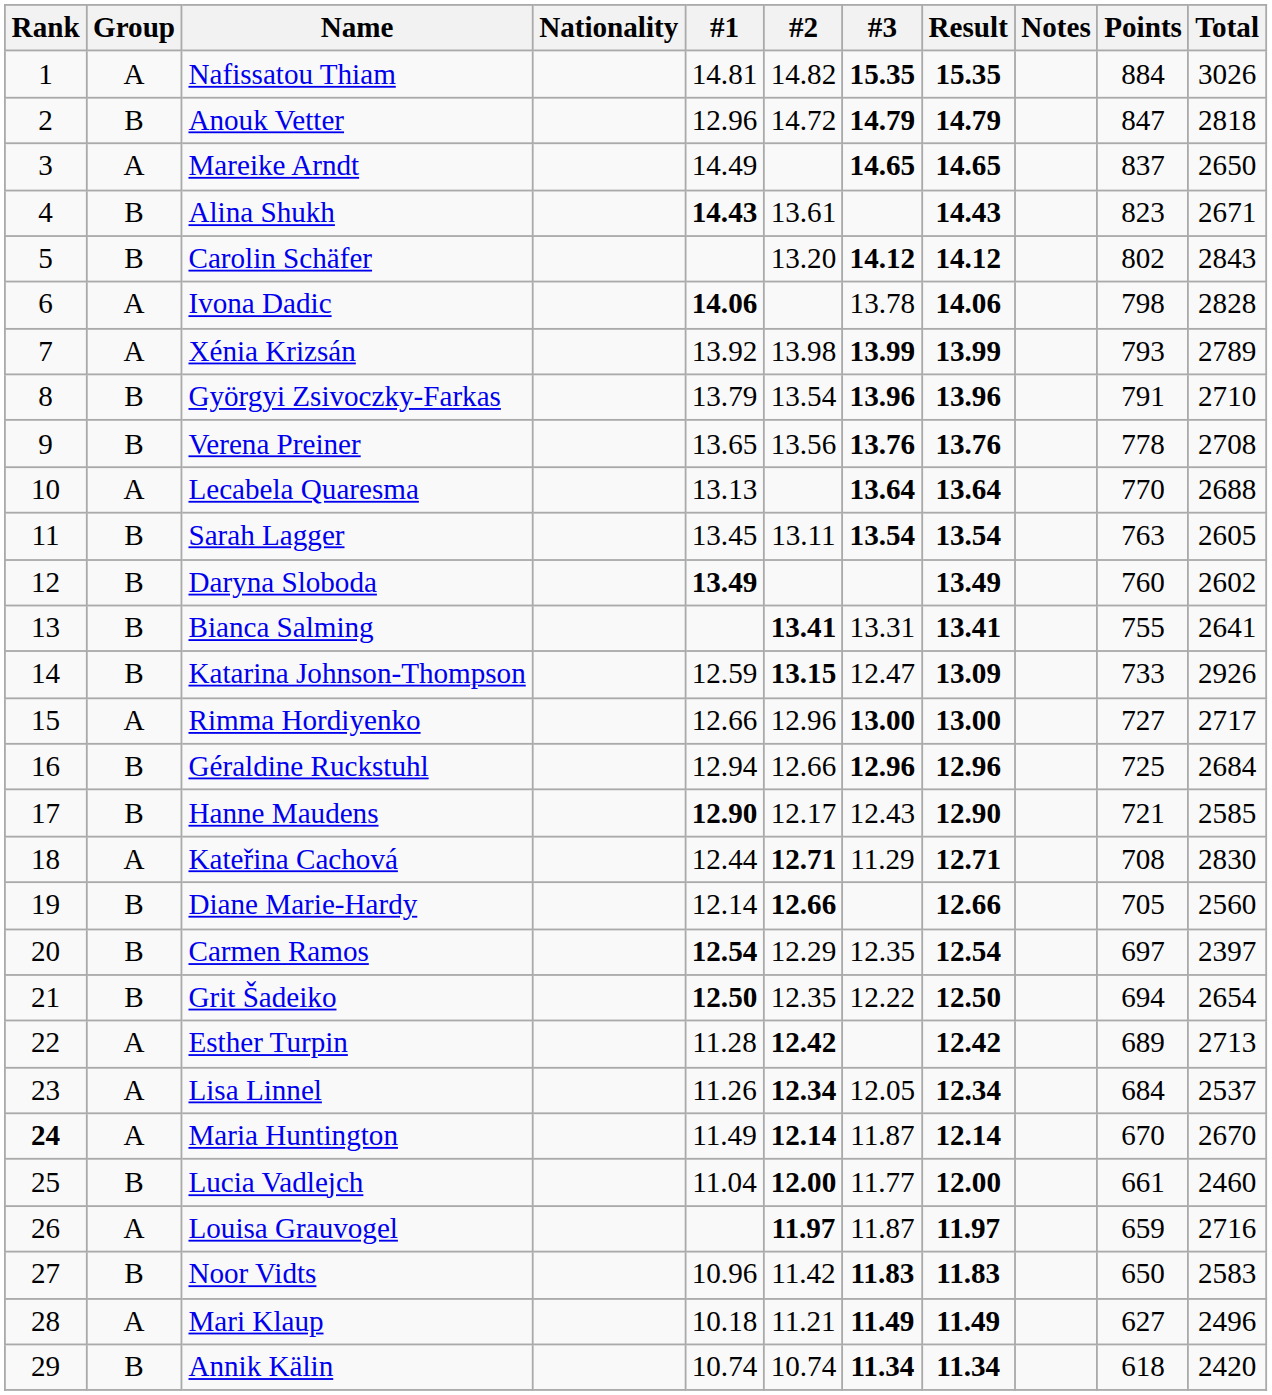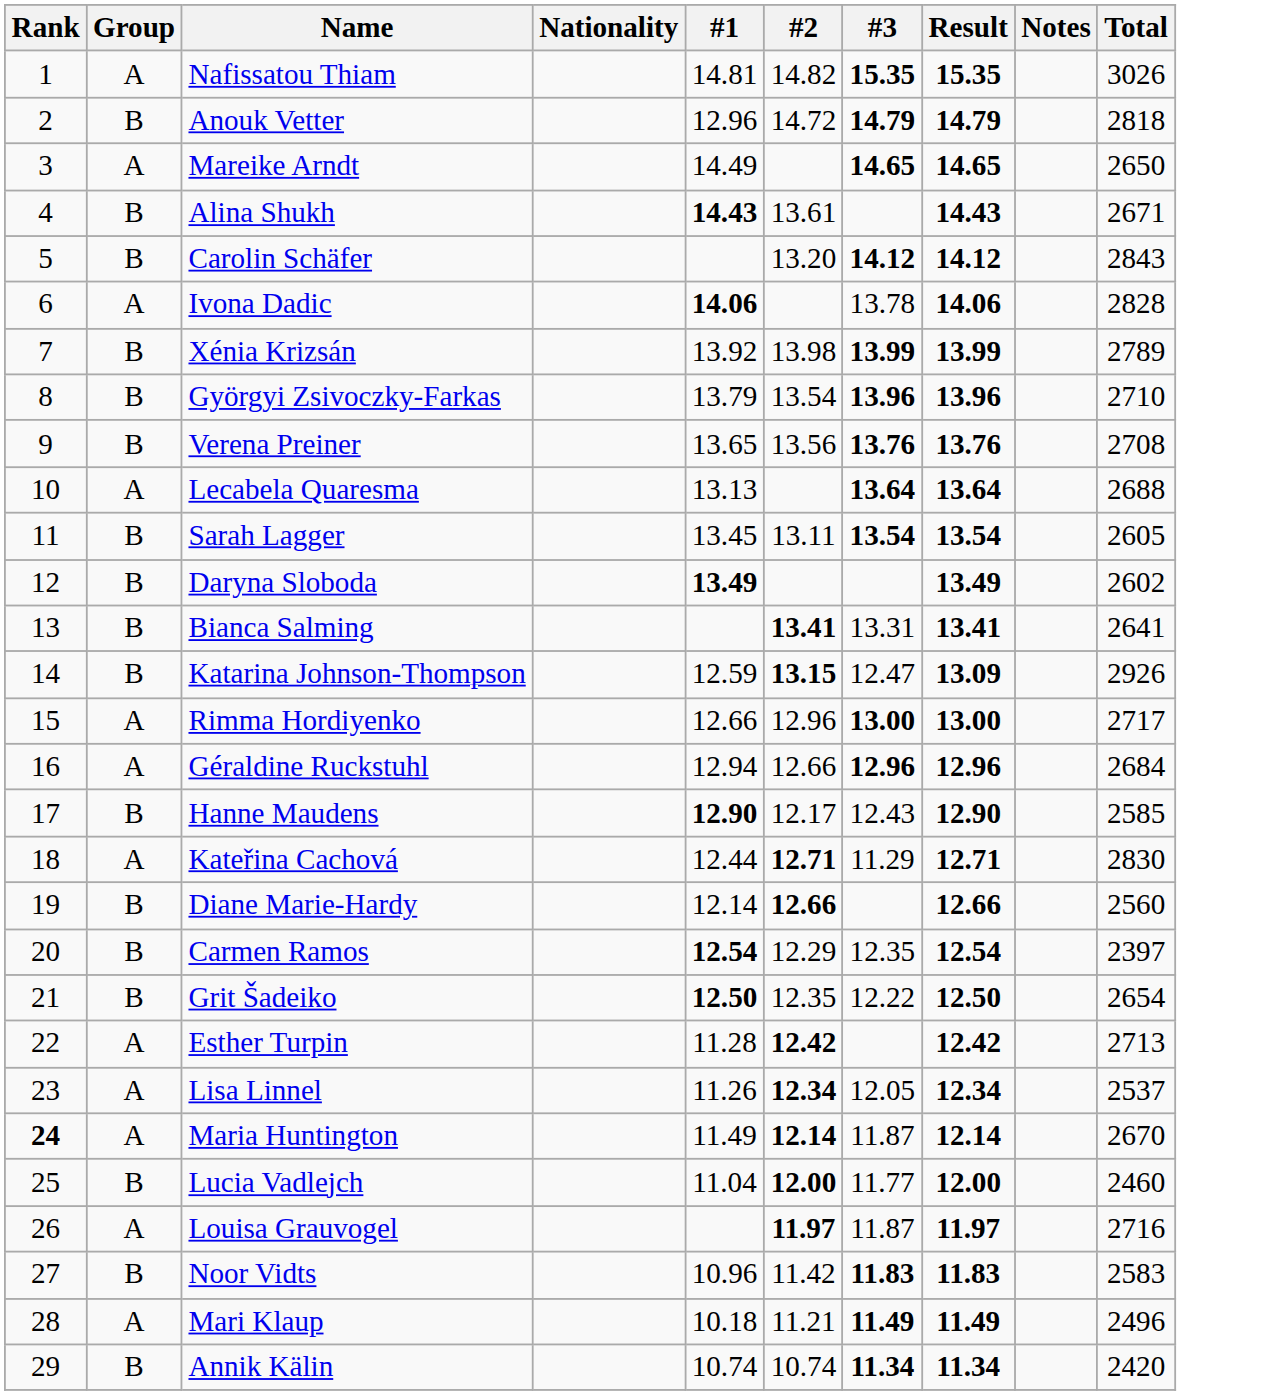- column: (1143, 27)
(134, 350) A -> (134, 350) B
(134, 766) B -> (134, 766) A
